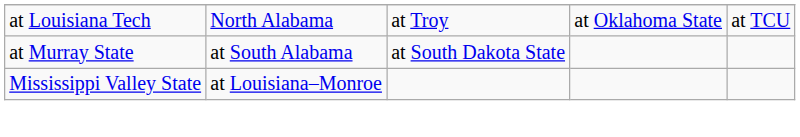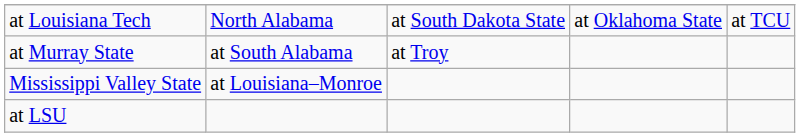(420, 20) at Troy -> (478, 20) at South Dakota State
(478, 52) at South Dakota State -> (420, 52) at Troy
+ row: (38, 115)
